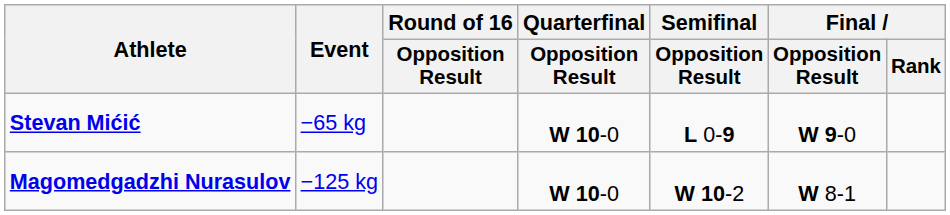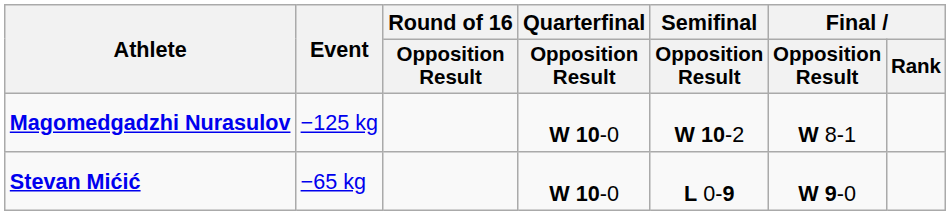rows swapped: (75, 123) <-> (150, 181)
